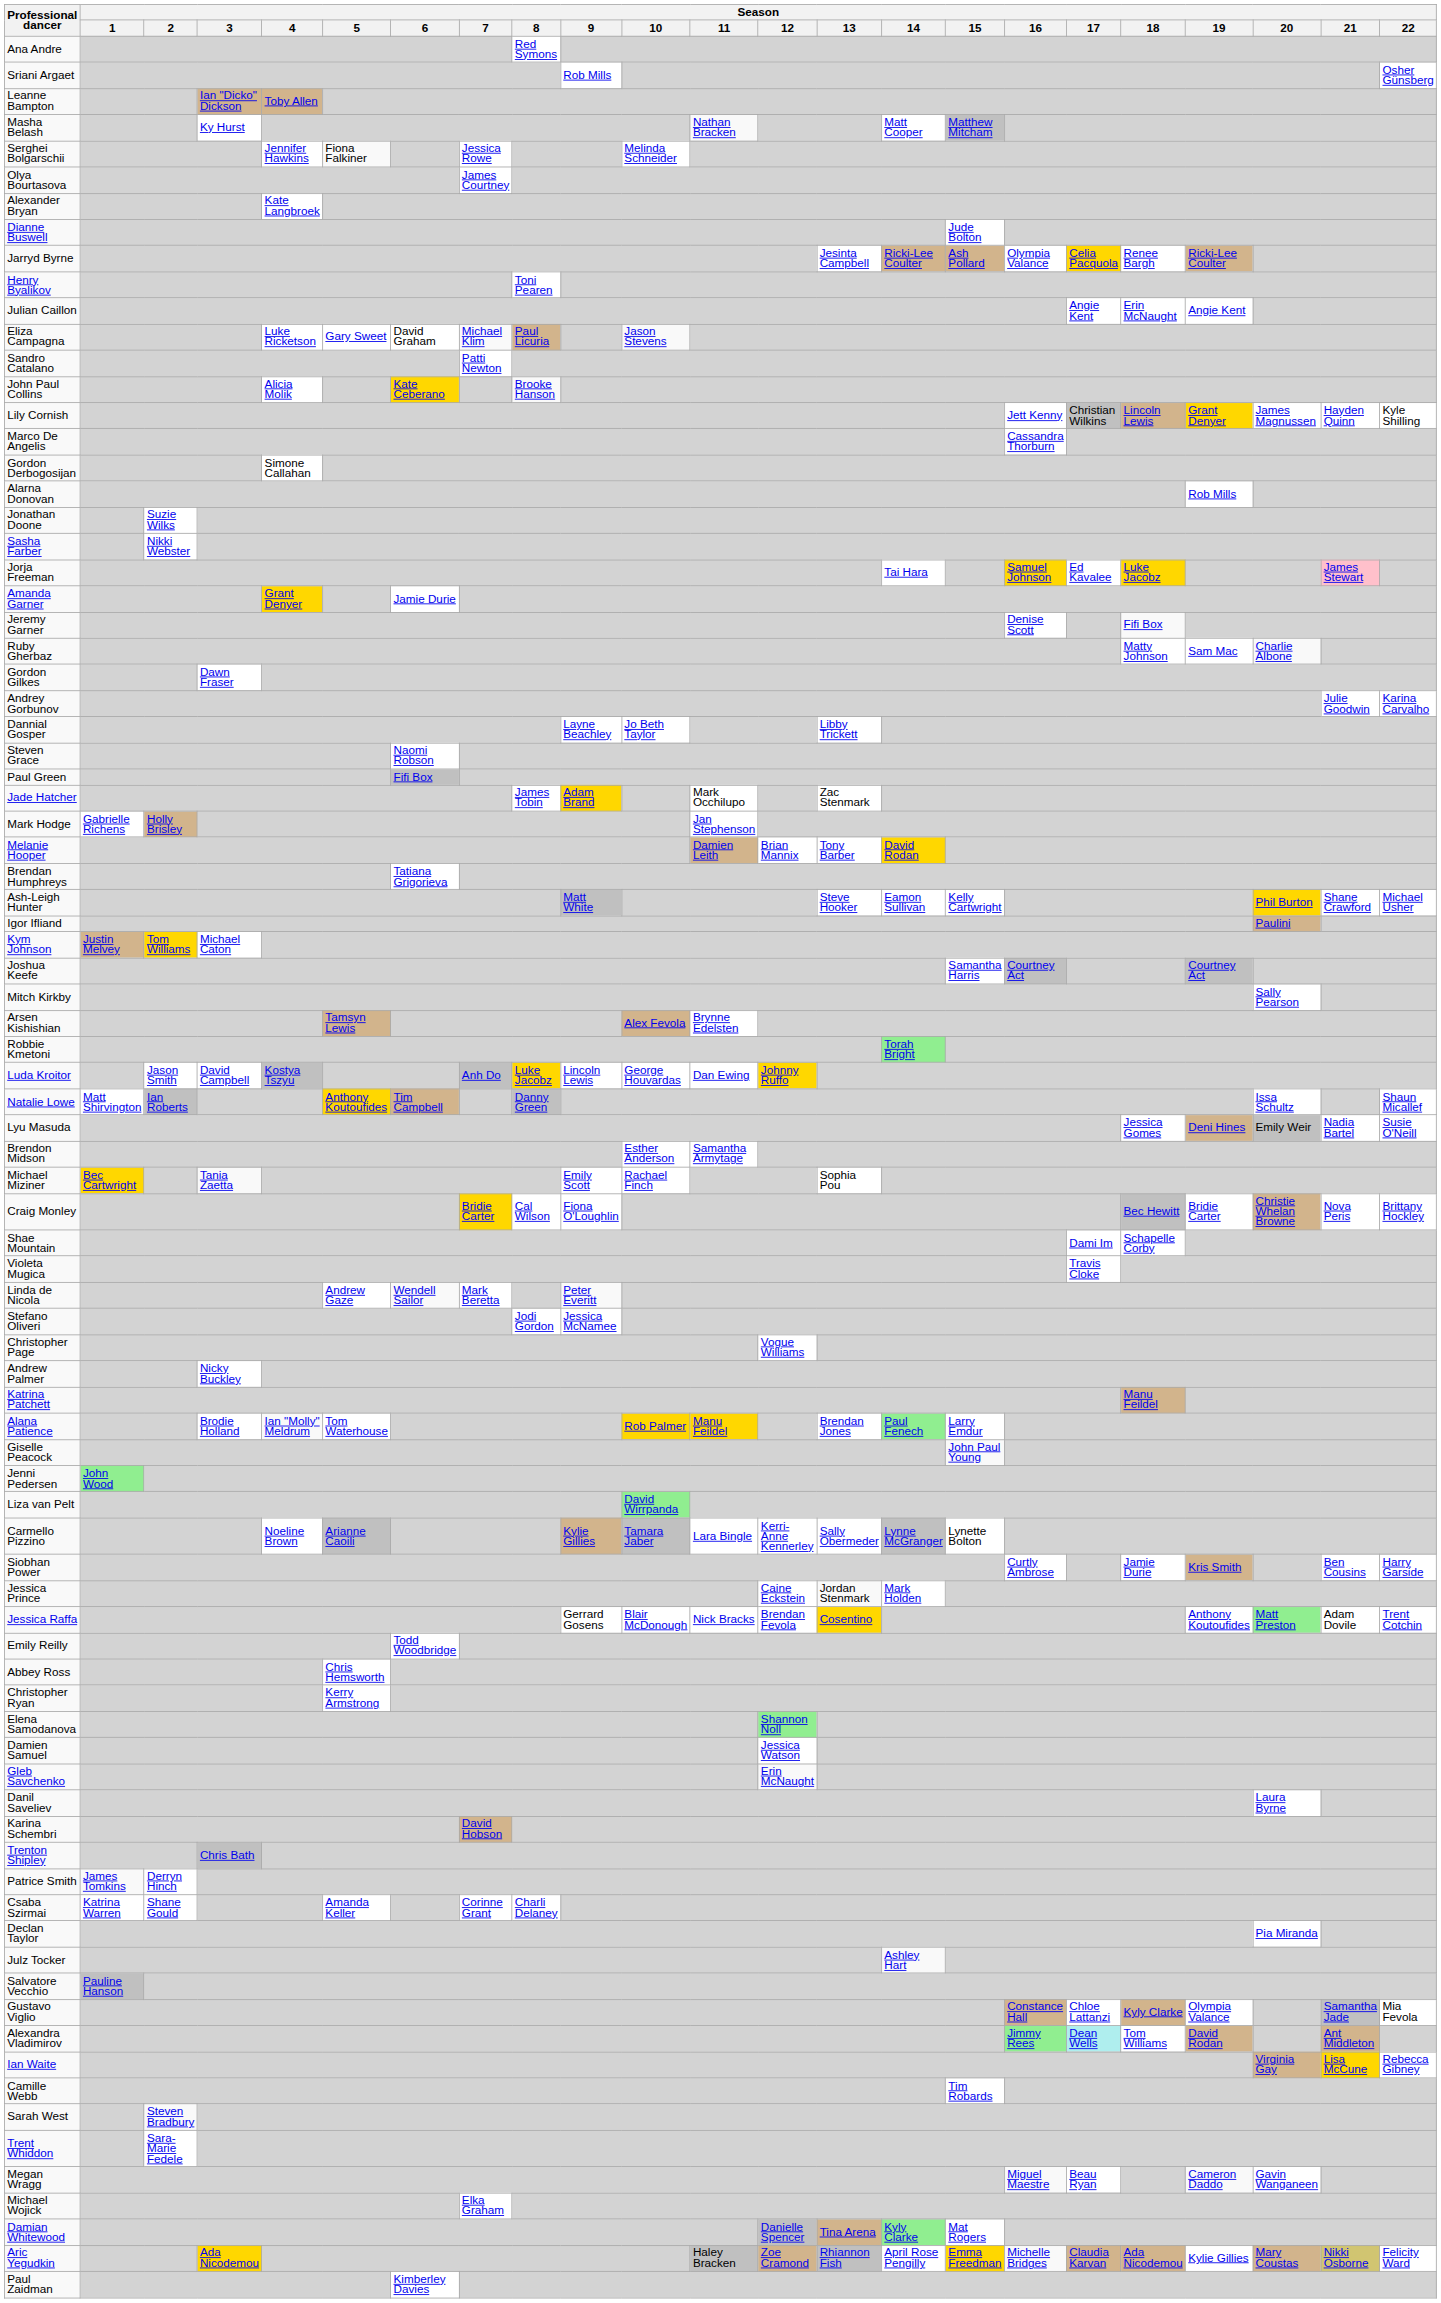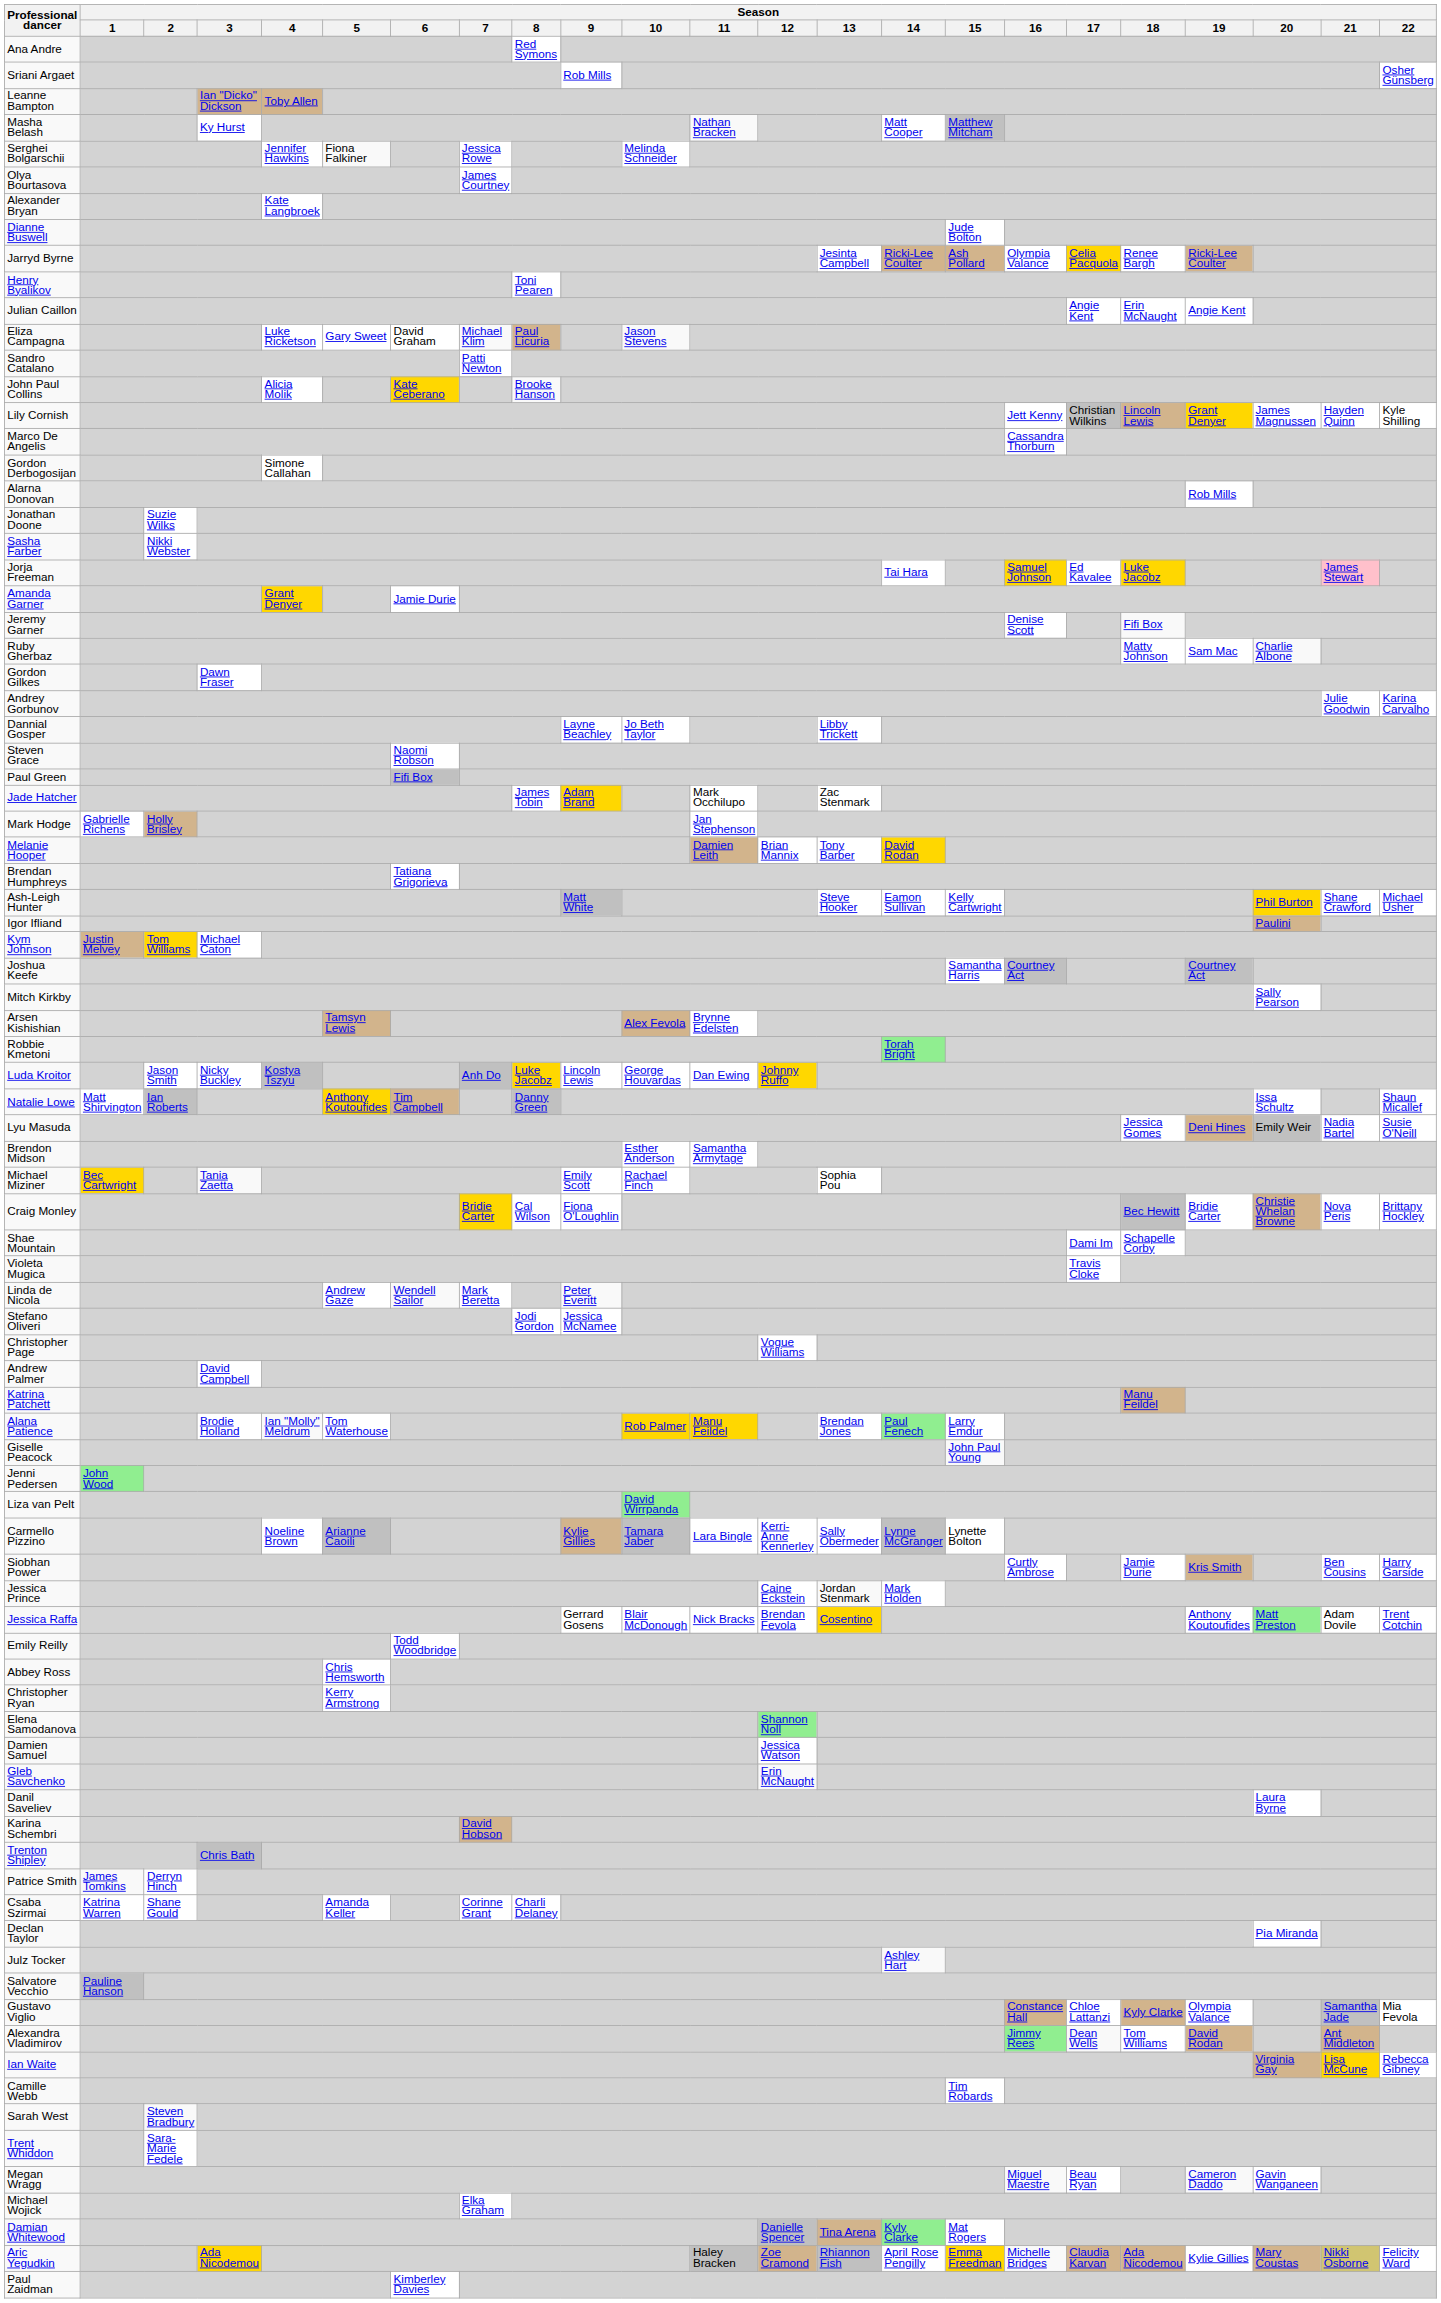(225, 1075) David Campbell -> (220, 1075) Nicky Buckley
(220, 1373) Nicky Buckley -> (225, 1373) David Campbell
(1083, 2038) paleturquoise background -> (1083, 2038) no background
